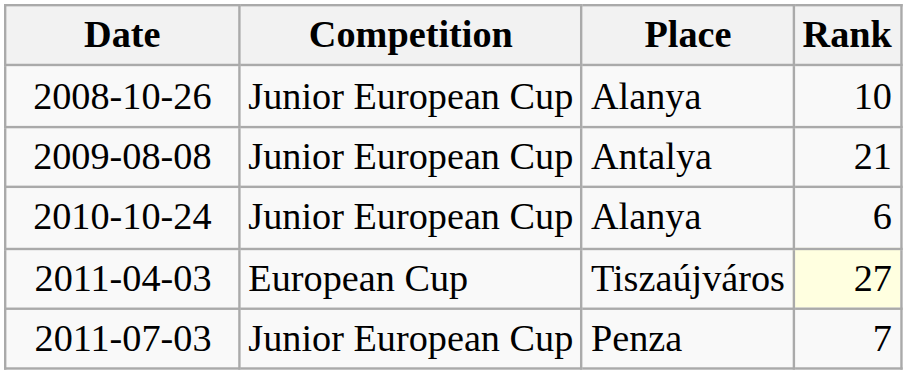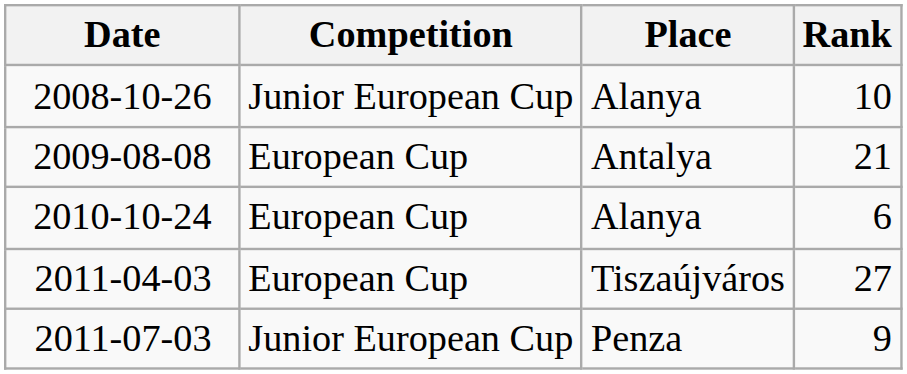(411, 156) Junior European Cup -> (358, 156) European Cup
(411, 216) Junior European Cup -> (358, 216) European Cup
(873, 277) lightyellow background -> (873, 277) no background
(882, 338) 7 -> (882, 338) 9
